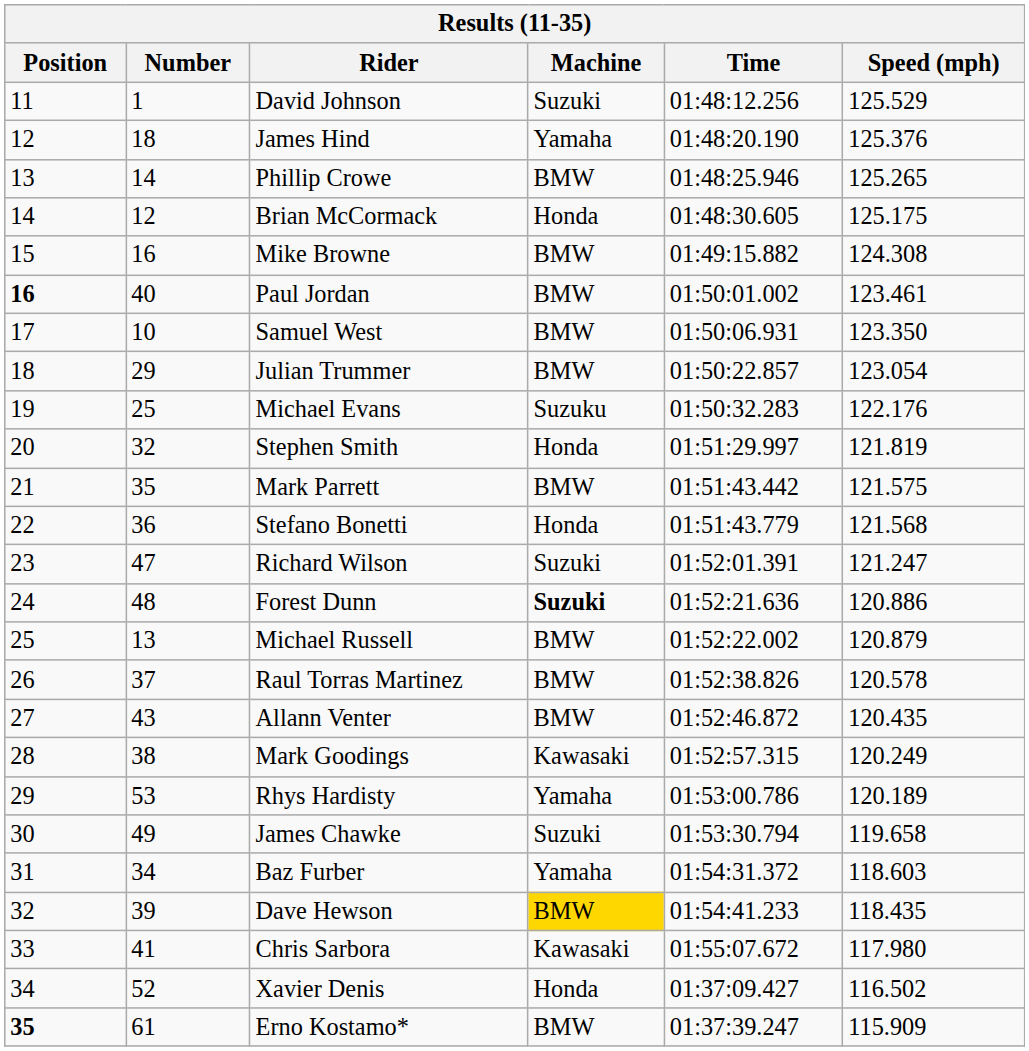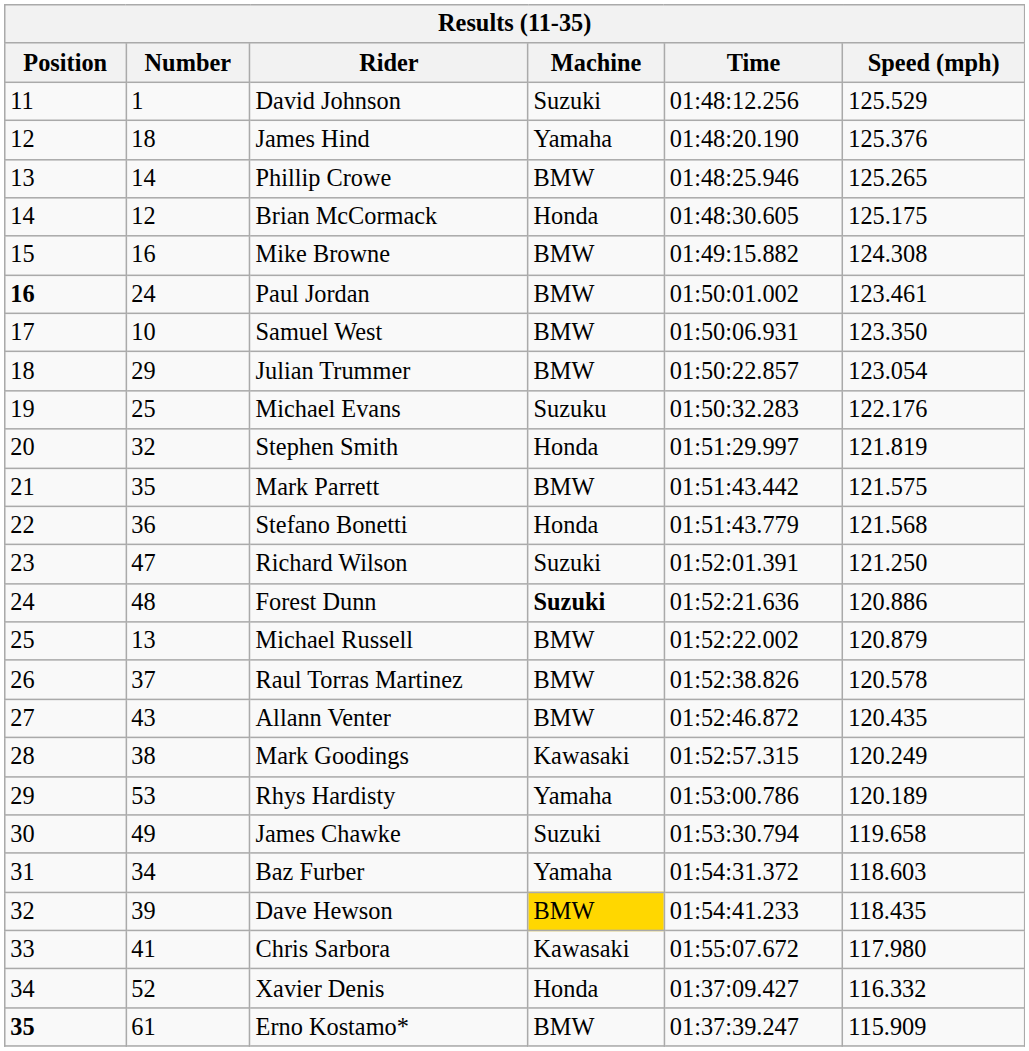(143, 293) 40 -> (143, 293) 24
(888, 563) 121.247 -> (888, 563) 121.250
(887, 988) 116.502 -> (887, 988) 116.332
